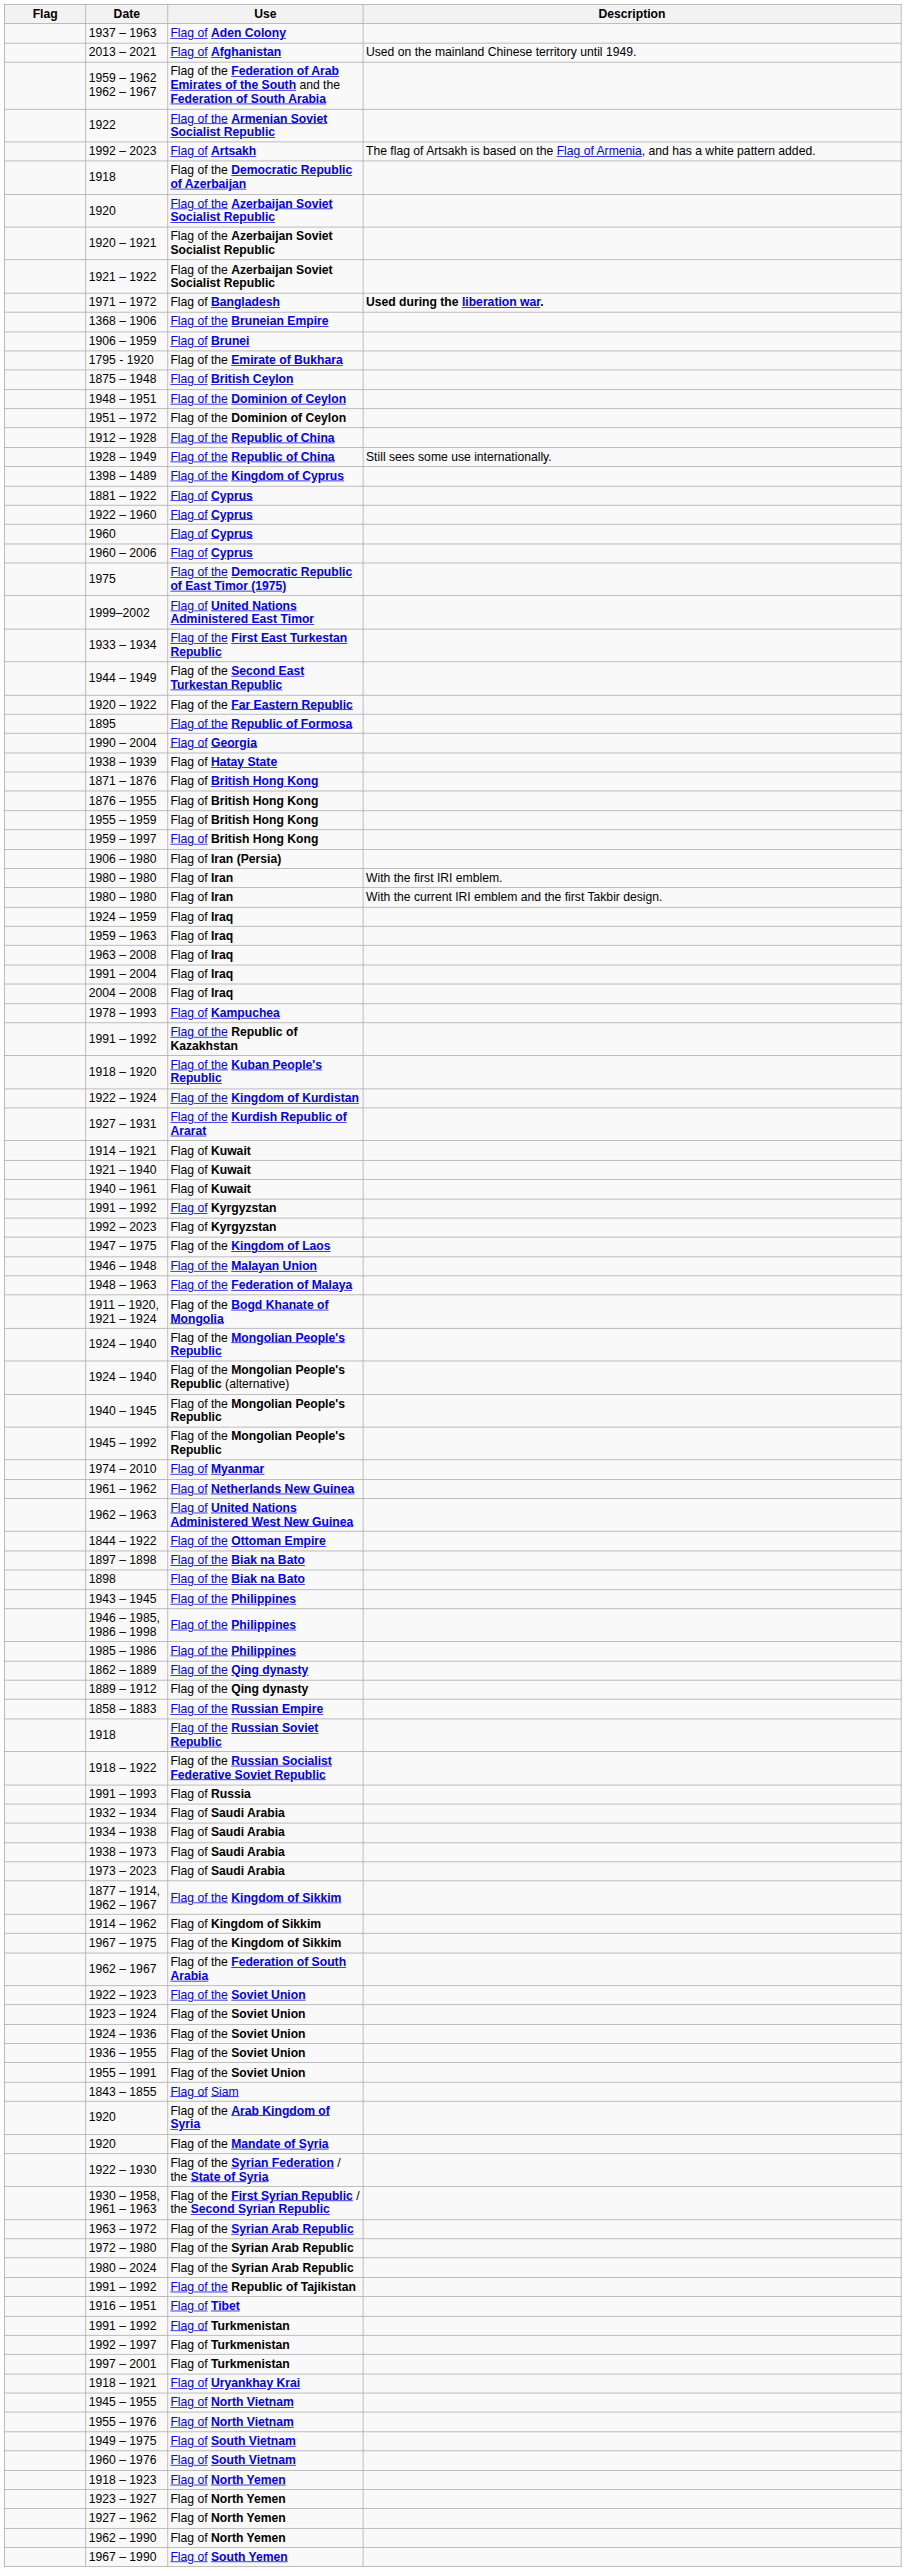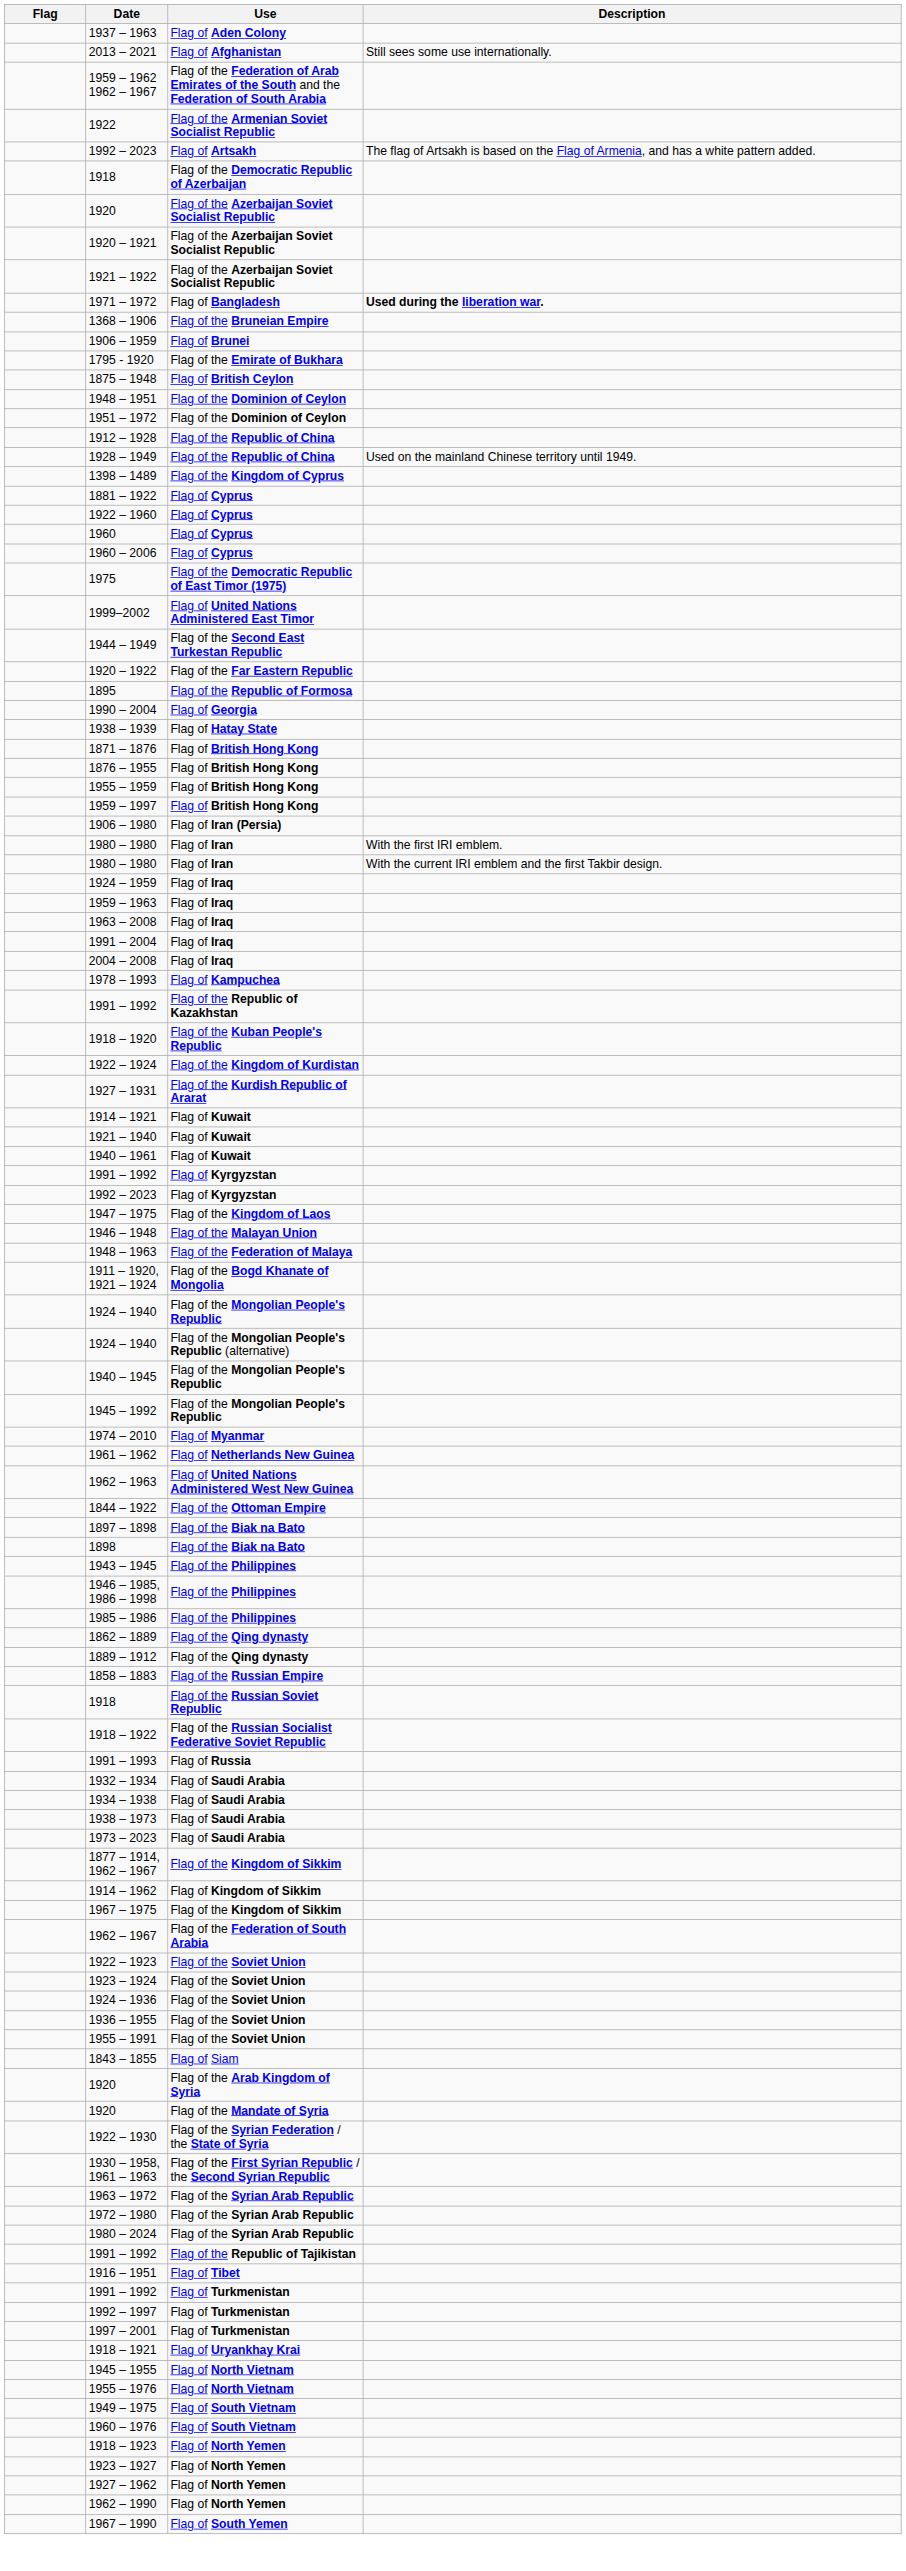(501, 52) Used on the mainland Chinese territory until 1949. -> (459, 52) Still sees some use internationally.
(459, 457) Still sees some use internationally. -> (501, 457) Used on the mainland Chinese territory until 1949.
- row: (123, 645)
